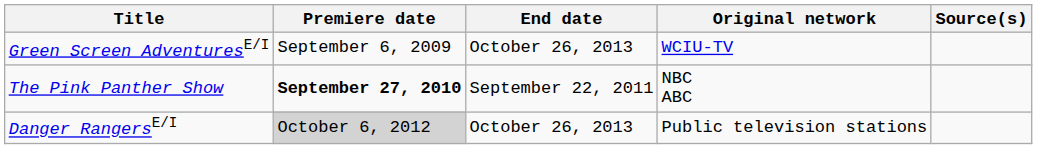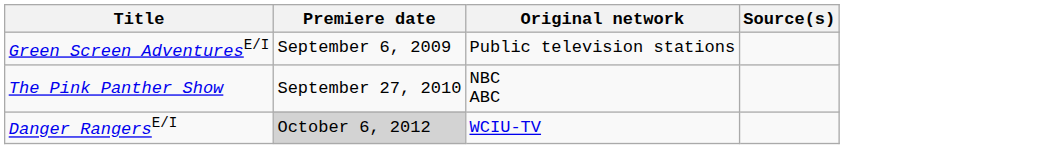- column: (561, 19)
(697, 48) WCIU-TV -> (602, 48) Public television stations
(369, 88) bold -> (369, 88) normal
(794, 128) Public television stations -> (505, 128) WCIU-TV
